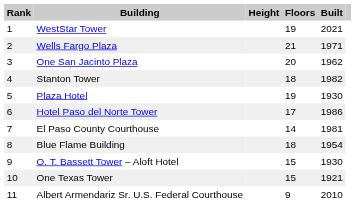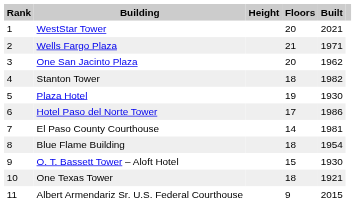(290, 29) 19 -> (290, 29) 20
(290, 178) 15 -> (290, 178) 18
(332, 194) 2010 -> (332, 194) 2015
